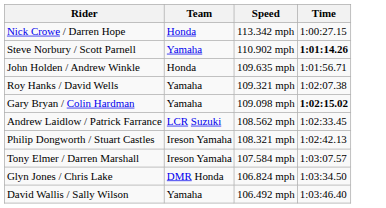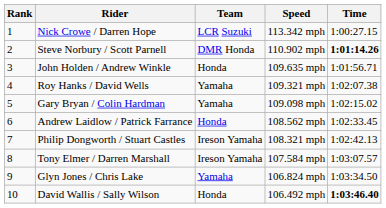+ column: (20, 13)
(181, 31) Honda -> (225, 31) LCR Suzuki
(185, 49) Yamaha -> (226, 49) DMR Honda
(324, 103) bold -> (354, 103) normal
(194, 121) LCR Suzuki -> (212, 121) Honda
(195, 176) DMR Honda -> (215, 176) Yamaha
(185, 194) Yamaha -> (212, 194) Honda
(323, 194) normal -> (355, 194) bold
